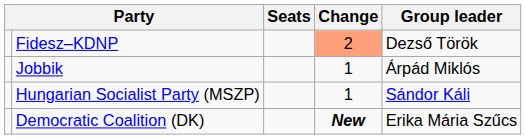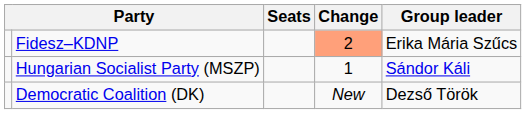(432, 43) Dezső Török -> (451, 43) Erika Mária Szűcs
- row: (39, 69)
(348, 120) bold -> (348, 95) normal
(451, 120) Erika Mária Szűcs -> (432, 95) Dezső Török
